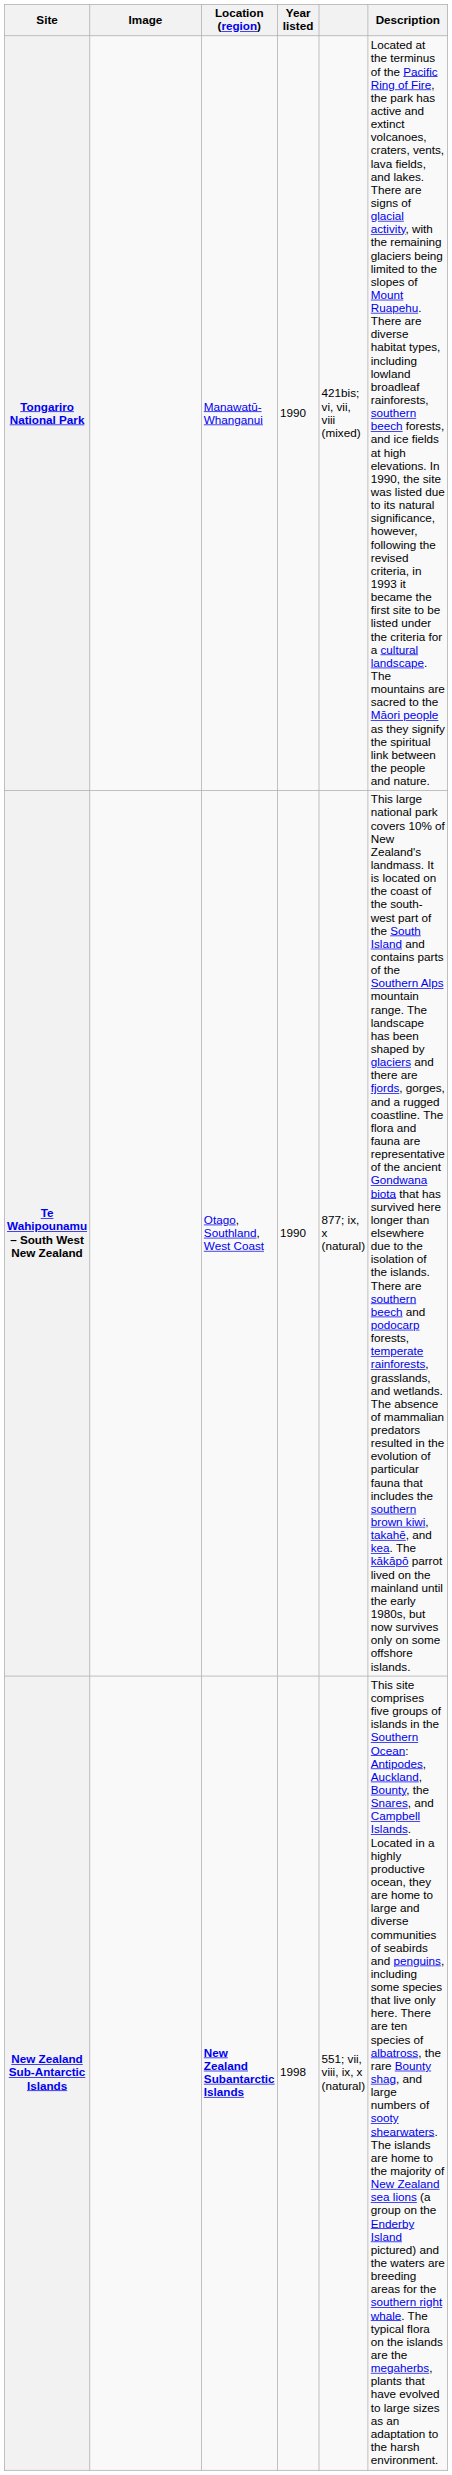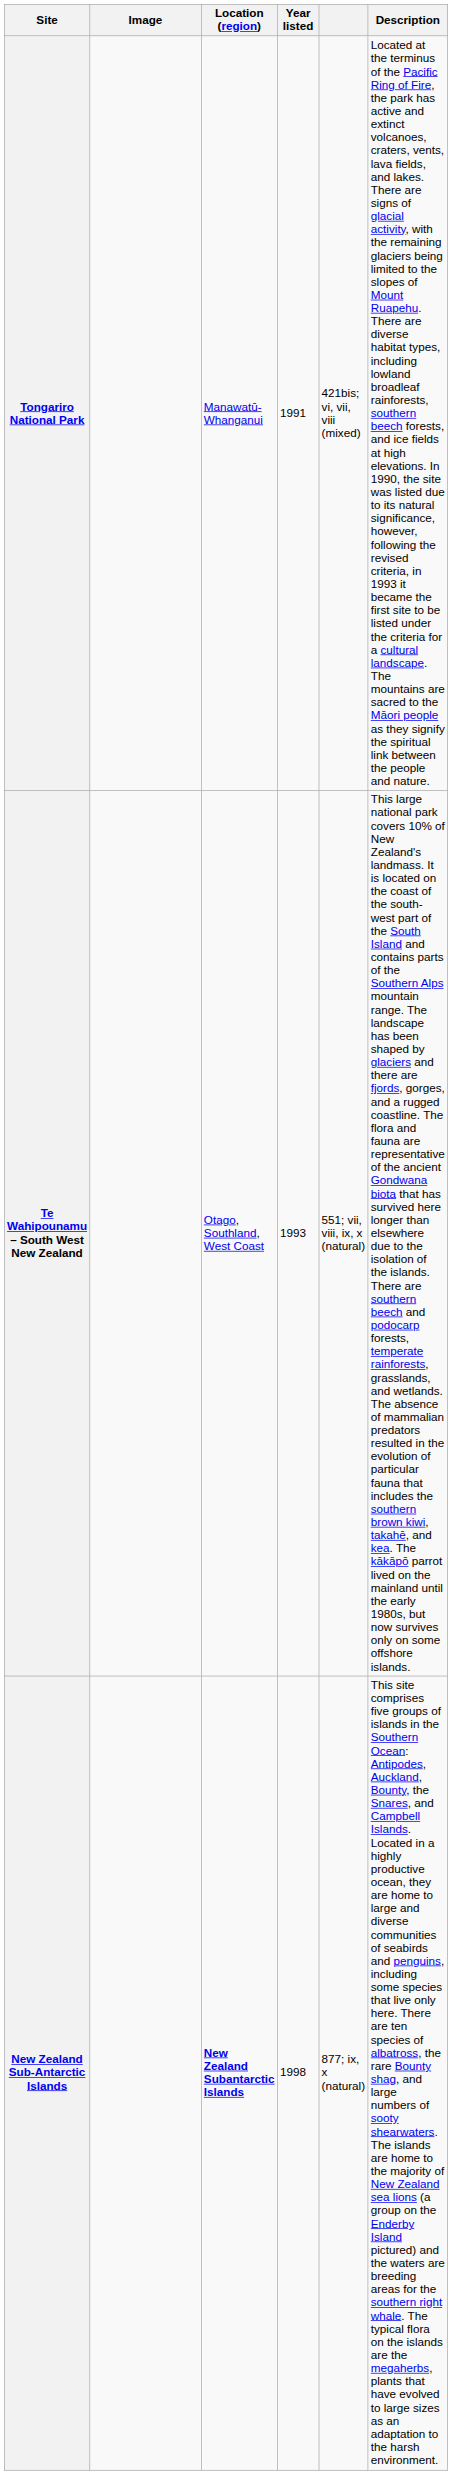(293, 413) 1990 -> (293, 413) 1991
(293, 1233) 1990 -> (293, 1233) 1993
(343, 1233) 877; ix, x (natural) -> (343, 1233) 551; vii, viii, ix, x (natural)
(343, 2073) 551; vii, viii, ix, x (natural) -> (343, 2073) 877; ix, x (natural)
